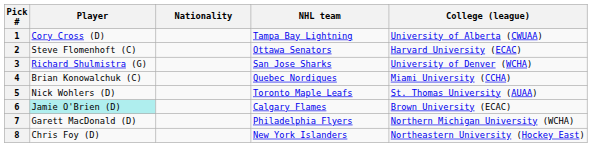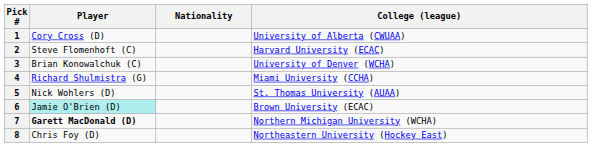- column: (320, 16)
(89, 64) Richard Shulmistra (G) -> (87, 64) Brian Konowalchuk (C)
(87, 78) Brian Konowalchuk (C) -> (89, 78) Richard Shulmistra (G)
(84, 121) normal -> (84, 121) bold
